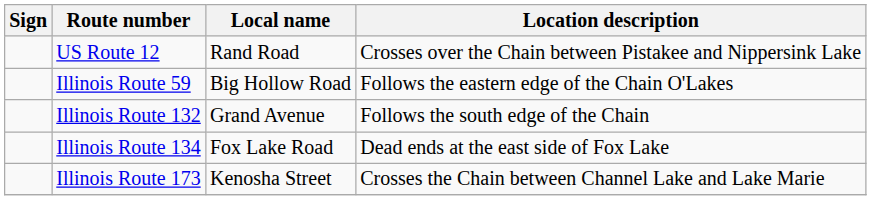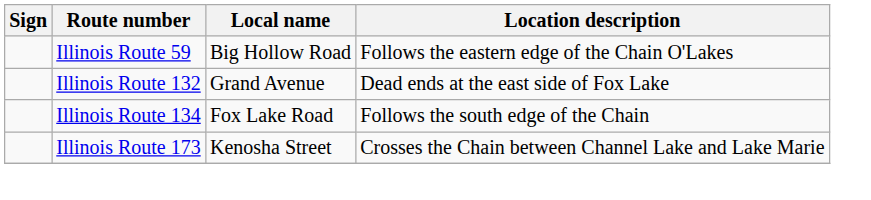- row: (108, 52)
(505, 115) Follows the south edge of the Chain -> (515, 83) Dead ends at the east side of Fox Lake
(515, 147) Dead ends at the east side of Fox Lake -> (505, 115) Follows the south edge of the Chain
